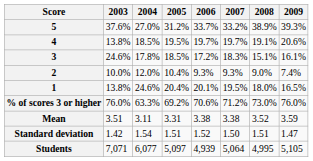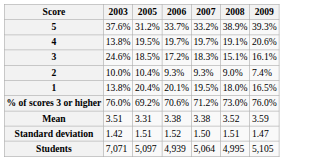- column: (147, 12)
